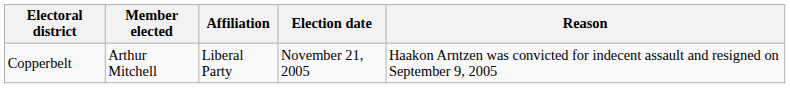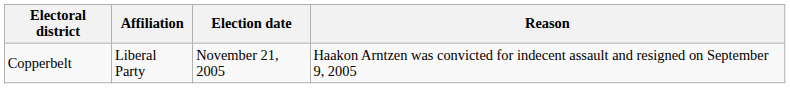- column: (152, 24)
